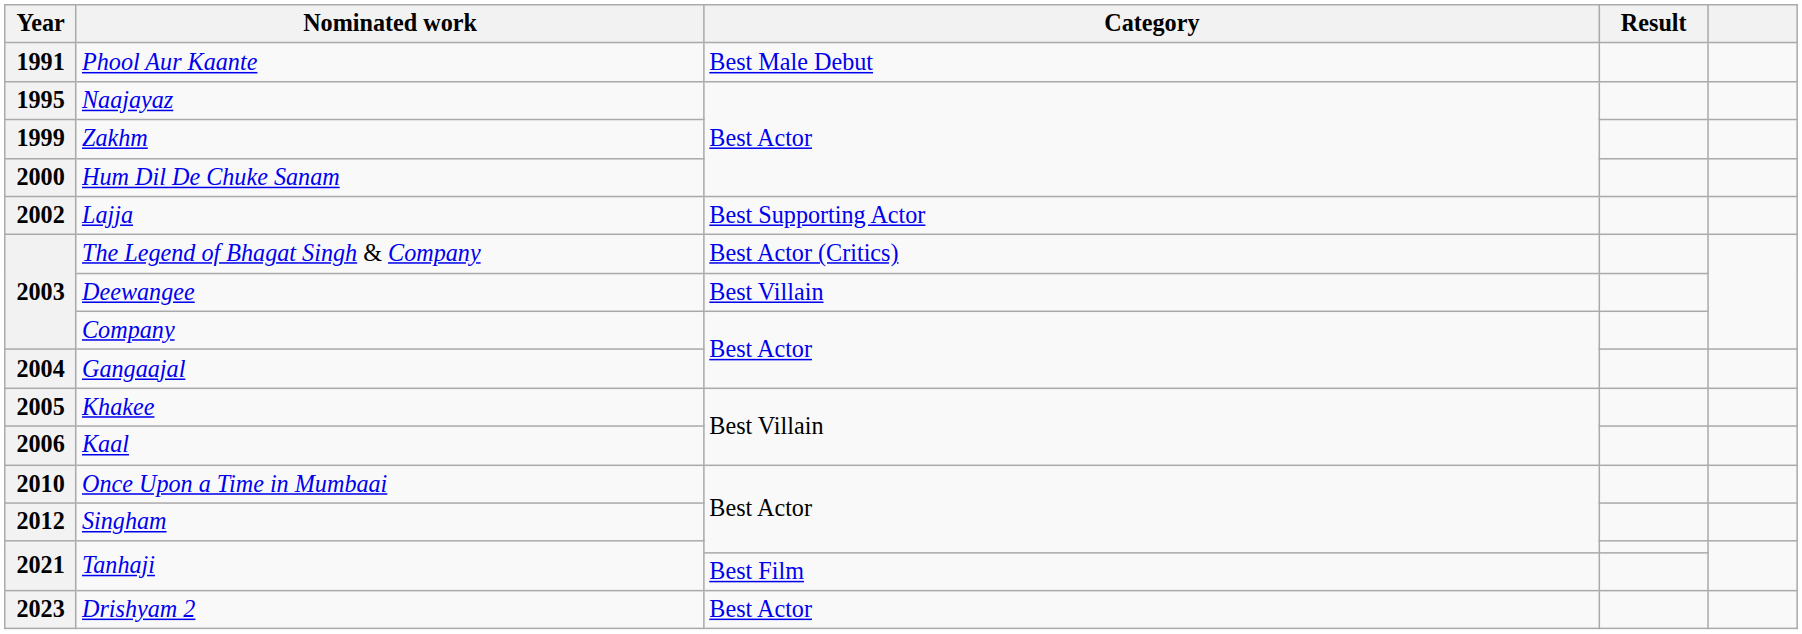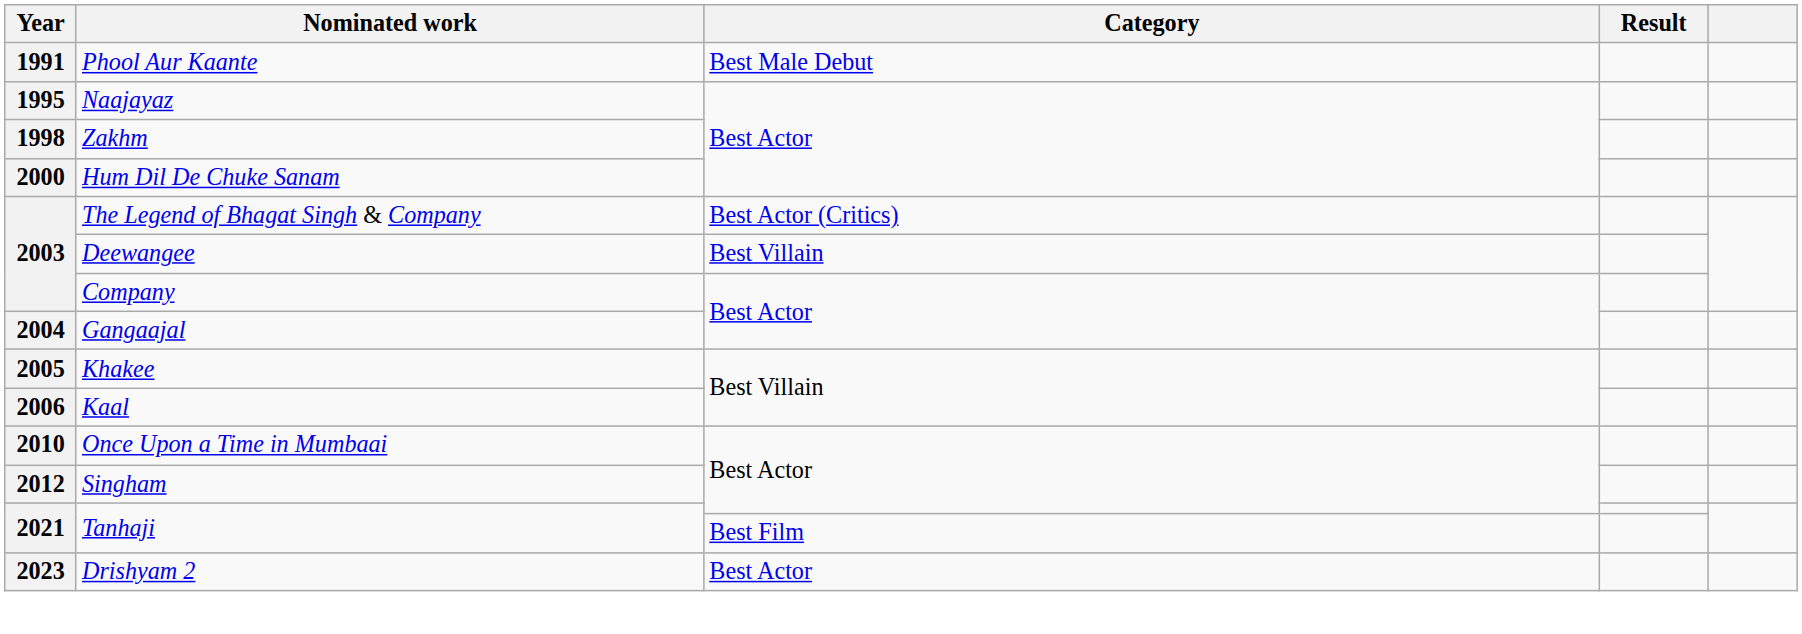(41, 138) 1999 -> (41, 138) 1998
- row: (108, 215)
